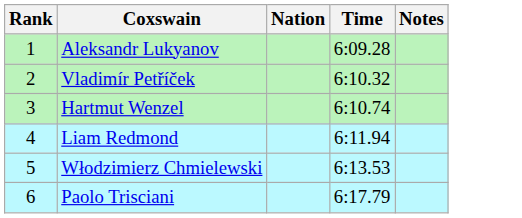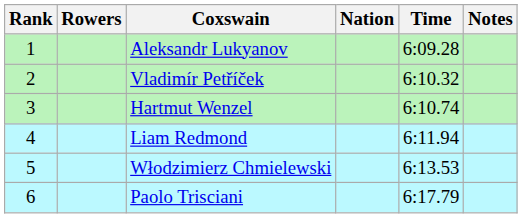+ column: (91, 19)
